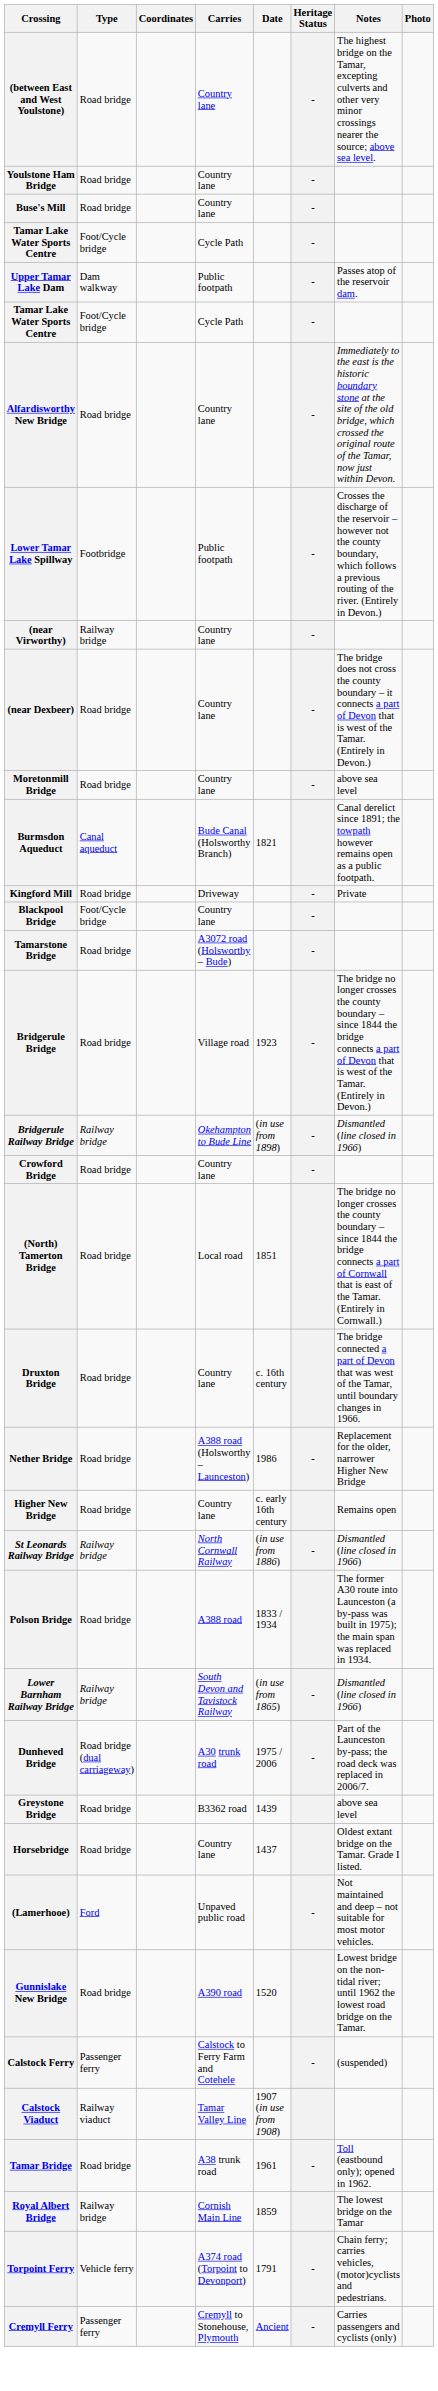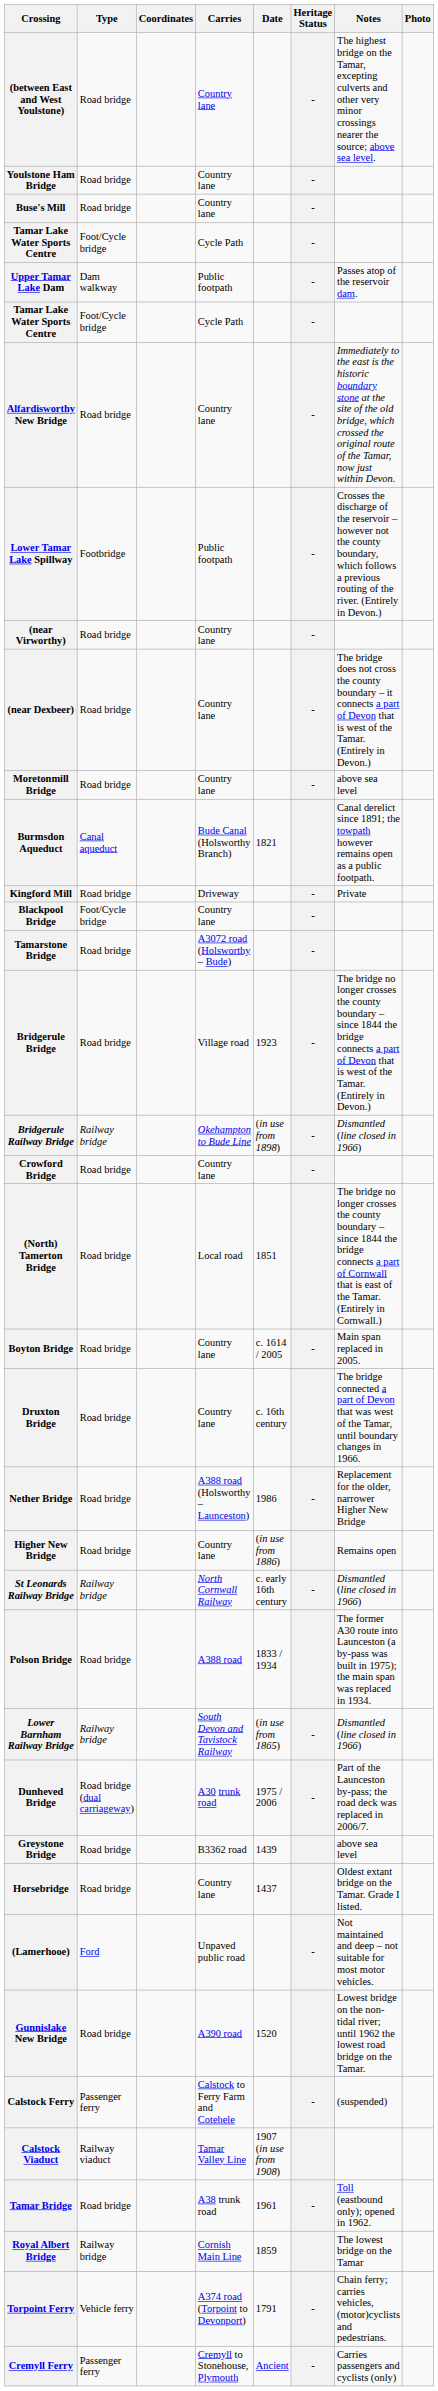(97, 635) Railway bridge -> (105, 635) Road bridge
+ row: (41, 1348)
(271, 1510) c. early 16th century -> (270, 1550) (in use from 1886)
(270, 1550) (in use from 1886) -> (271, 1590) c. early 16th century
